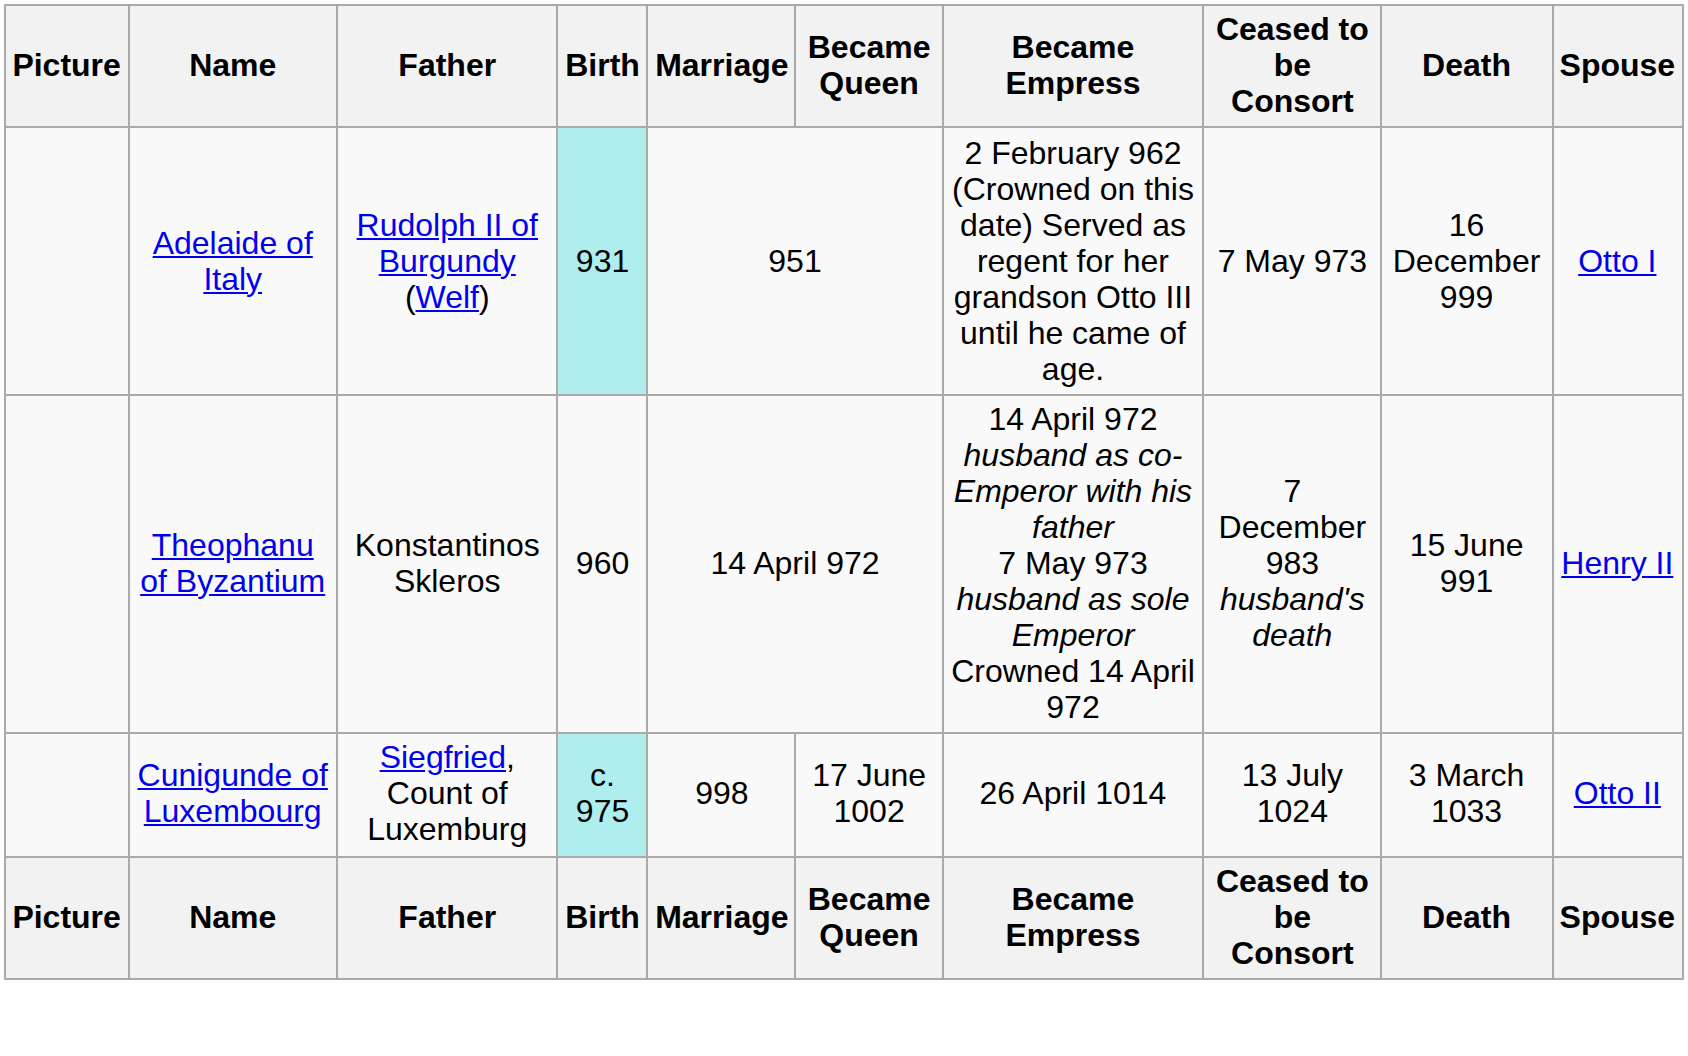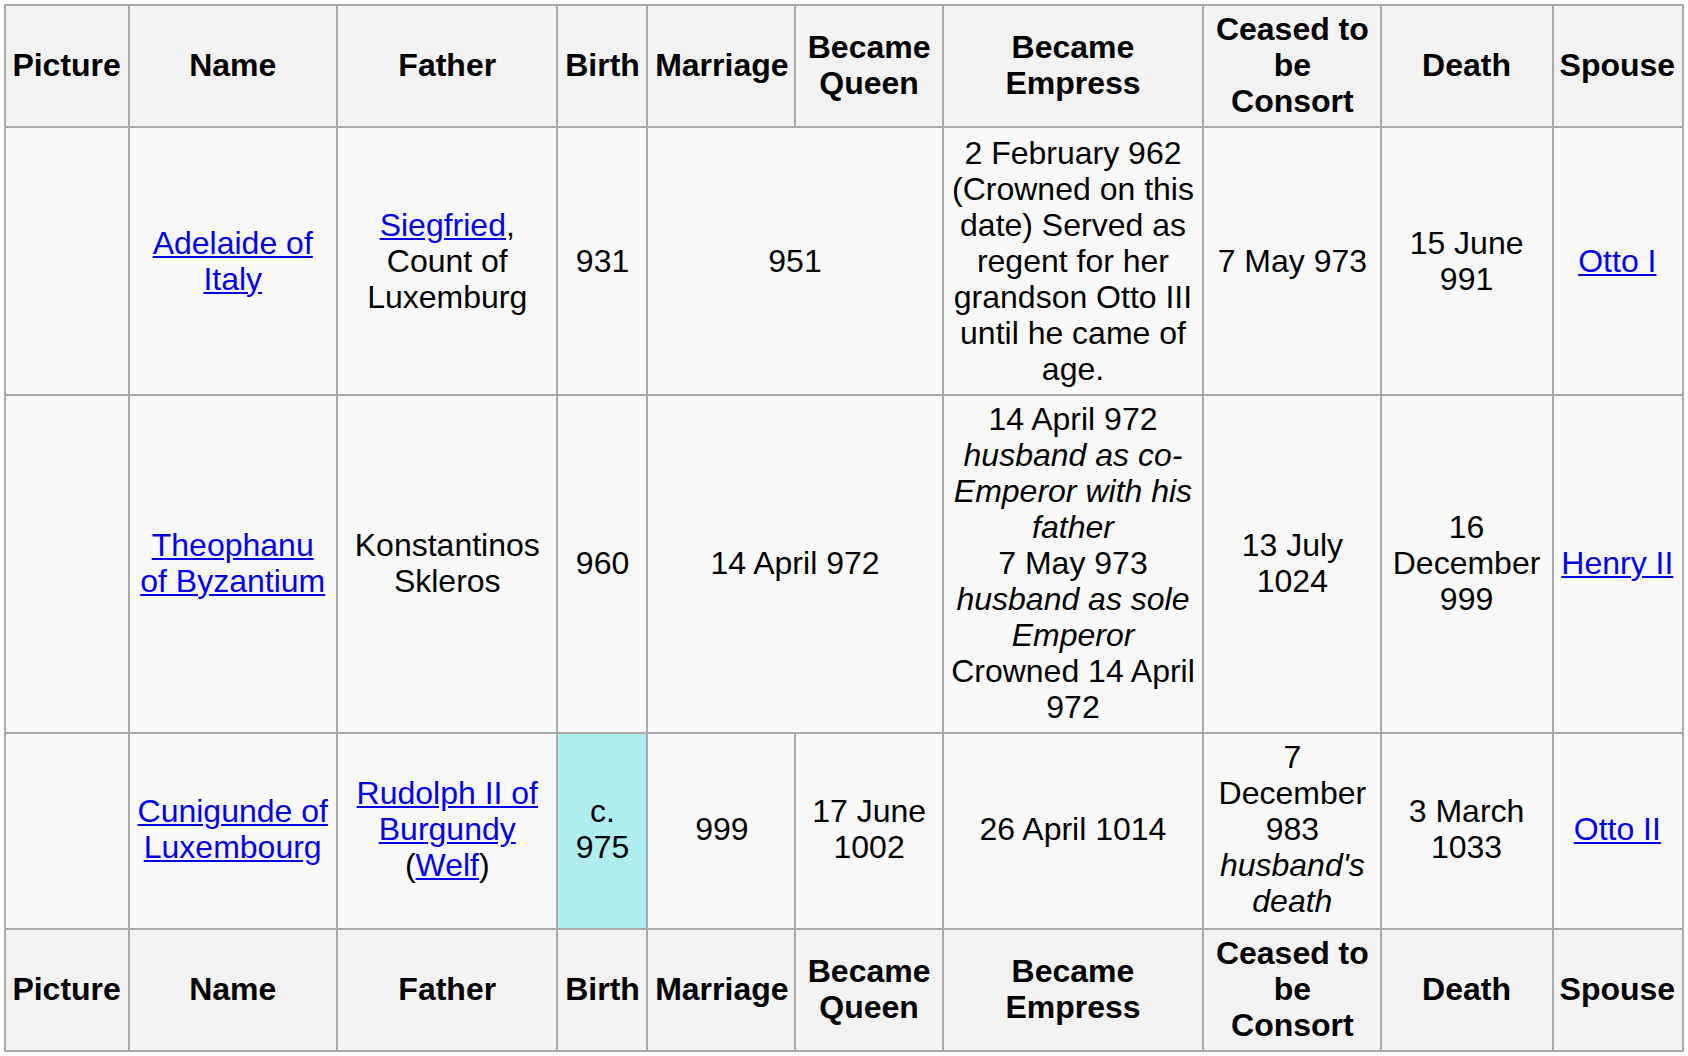(447, 260) Rudolph II of Burgundy (Welf) -> (447, 260) Siegfried, Count of Luxemburg
(603, 260) paleturquoise background -> (603, 260) no background
(1467, 260) 16 December 999 -> (1467, 260) 15 June 991
(1292, 563) 7 December 983 husband's death -> (1292, 563) 13 July 1024
(1467, 563) 15 June 991 -> (1467, 563) 16 December 999
(447, 794) Siegfried, Count of Luxemburg -> (447, 830) Rudolph II of Burgundy (Welf)
(722, 794) 998 -> (722, 830) 999
(1292, 794) 13 July 1024 -> (1292, 830) 7 December 983 husband's death
